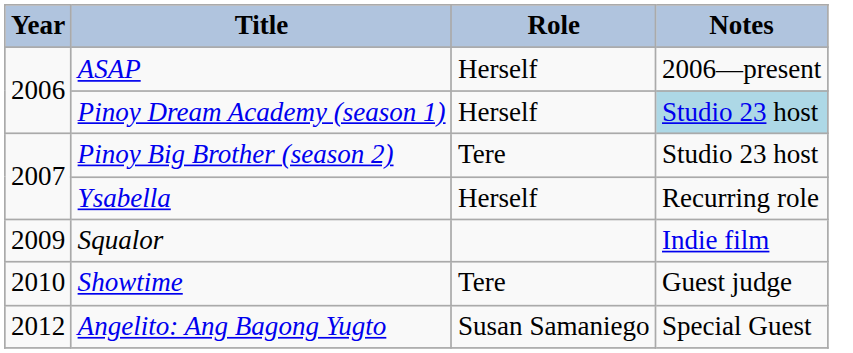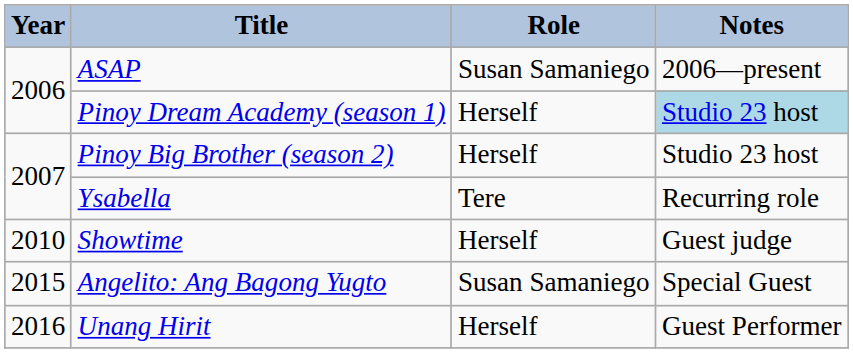(498, 68) Herself -> (554, 68) Susan Samaniego
(482, 154) Tere -> (498, 154) Herself
(498, 197) Herself -> (482, 197) Tere
- row: (120, 240)
(482, 283) Tere -> (498, 240) Herself
(38, 326) 2012 -> (38, 283) 2015
+ row: (144, 326)
